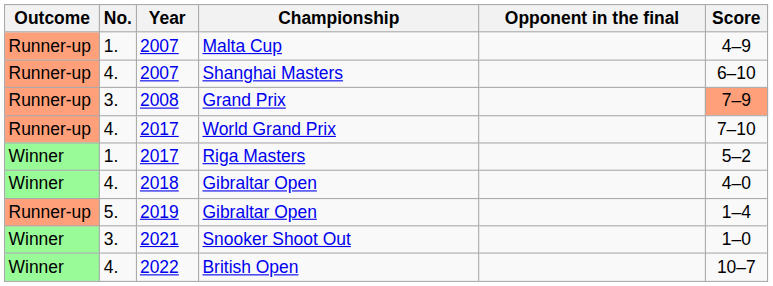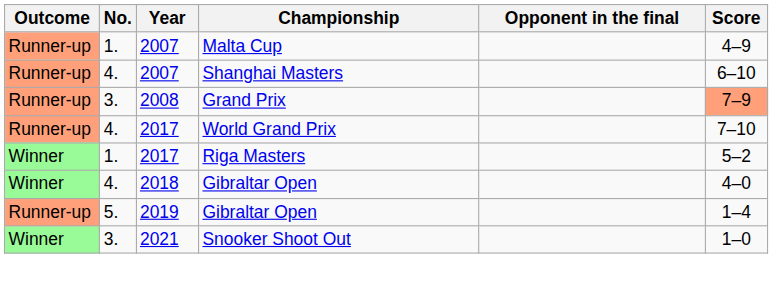- row: (159, 267)
